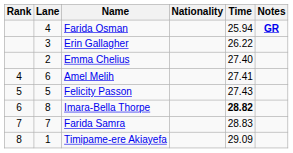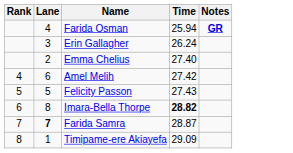- column: (197, 12)
(240, 44) 26.22 -> (184, 44) 26.24
(240, 76) 27.41 -> (184, 76) 27.42
(48, 124) normal -> (48, 124) bold
(240, 124) 28.83 -> (184, 124) 28.87
